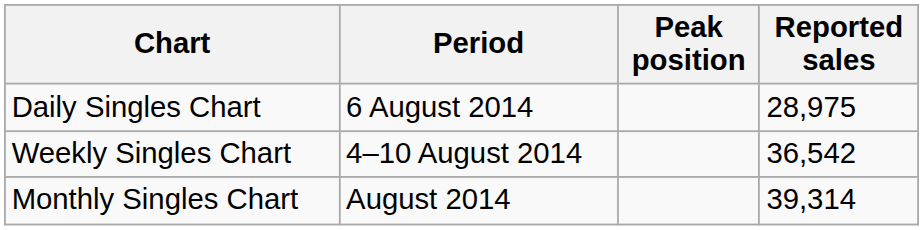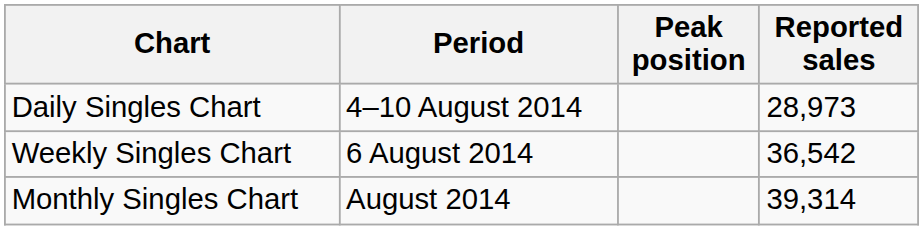(440, 107) 6 August 2014 -> (464, 107) 4–10 August 2014
(811, 107) 28,975 -> (811, 107) 28,973
(464, 153) 4–10 August 2014 -> (440, 153) 6 August 2014
